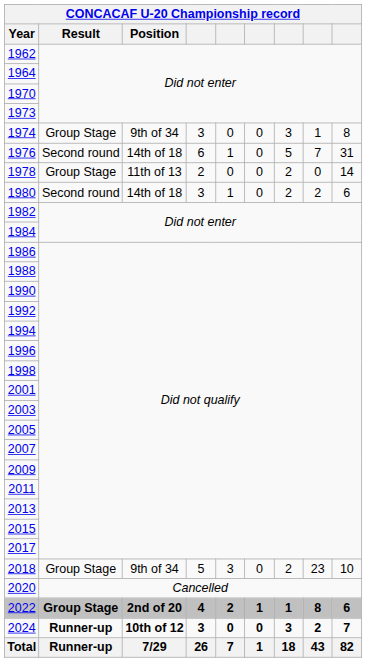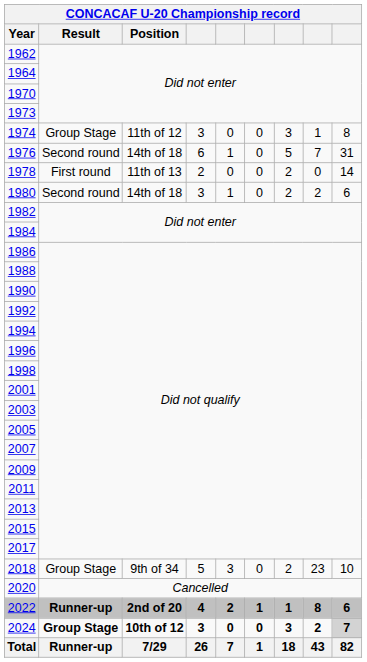(155, 133) 9th of 34 -> (154, 133) 11th of 12
(81, 172) Group Stage -> (81, 172) First round
(81, 608) Group Stage -> (81, 608) Runner-up
(81, 627) Runner-up -> (81, 627) Group Stage
(347, 627) no background -> (347, 627) lightgrey background
